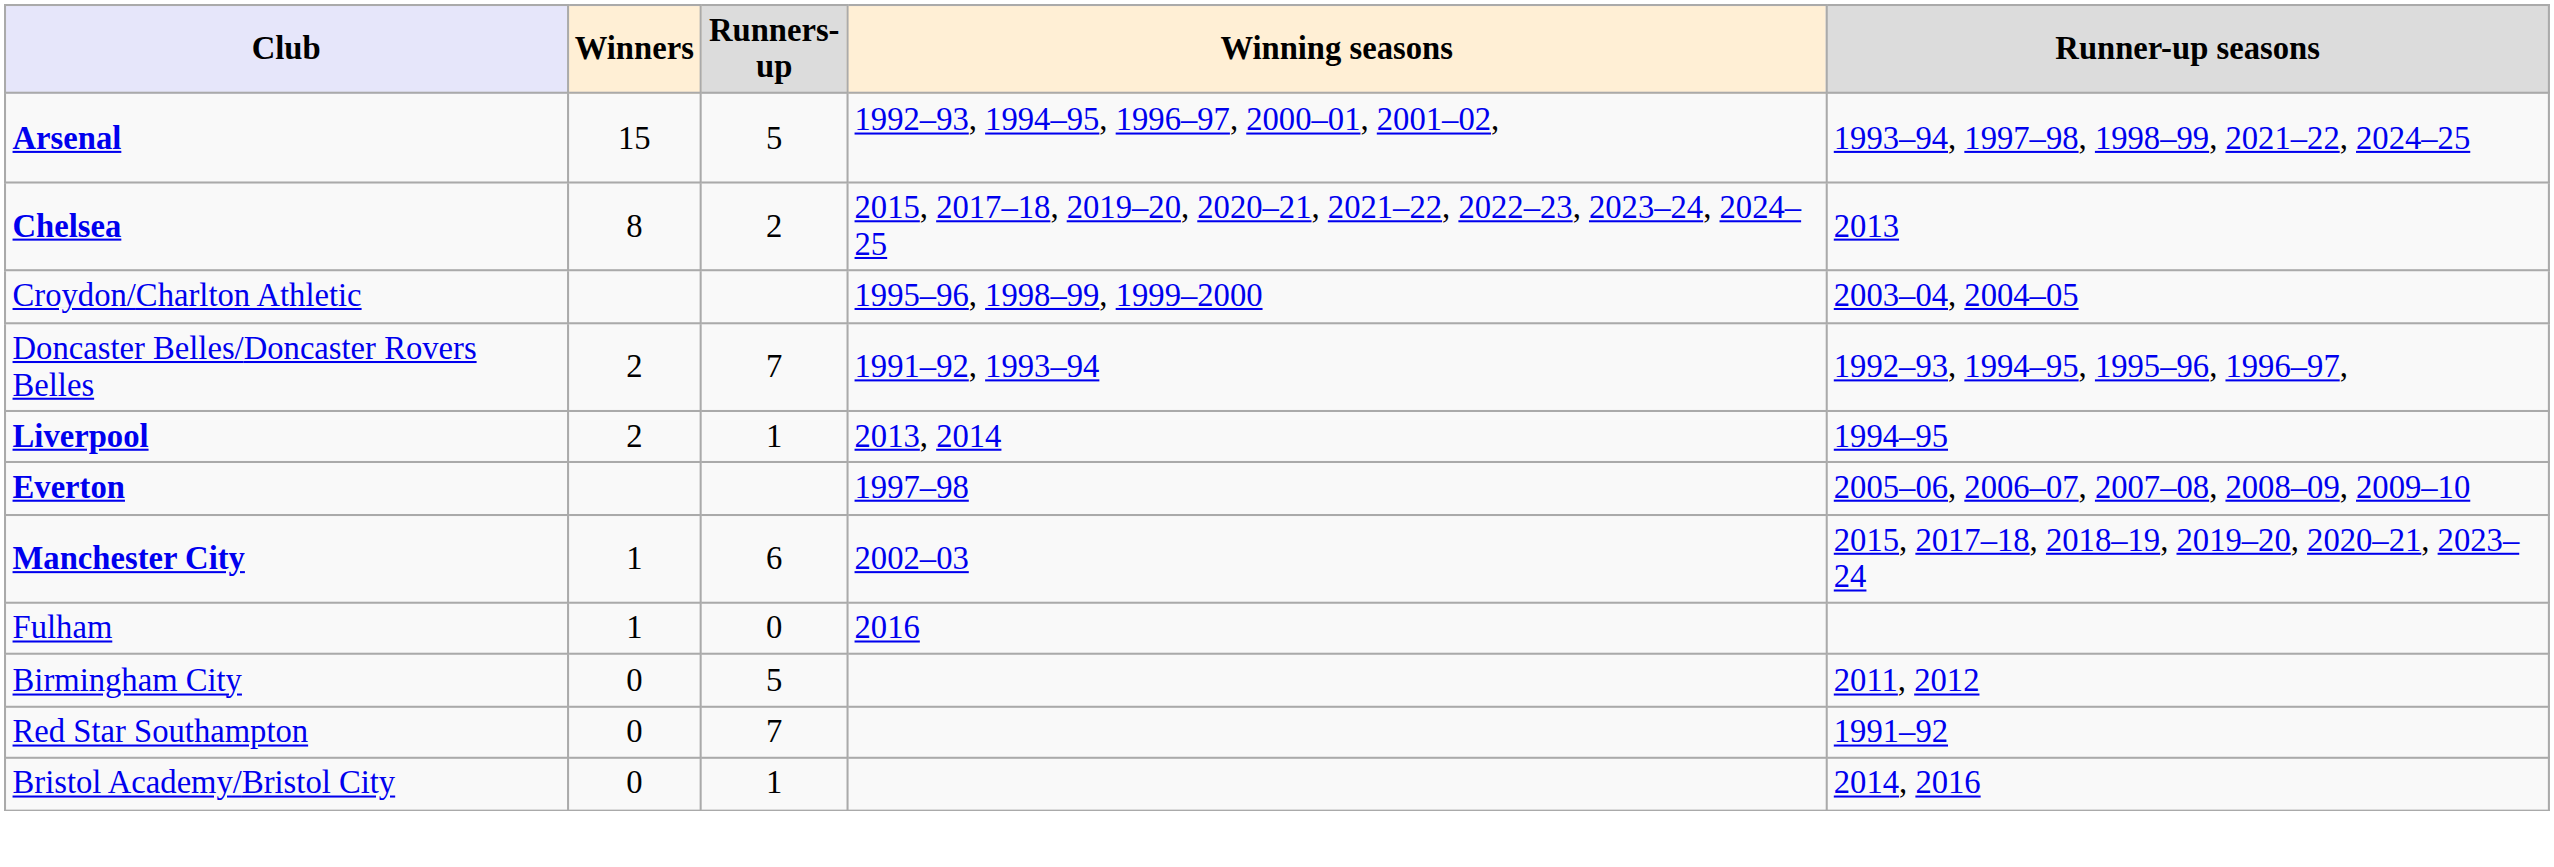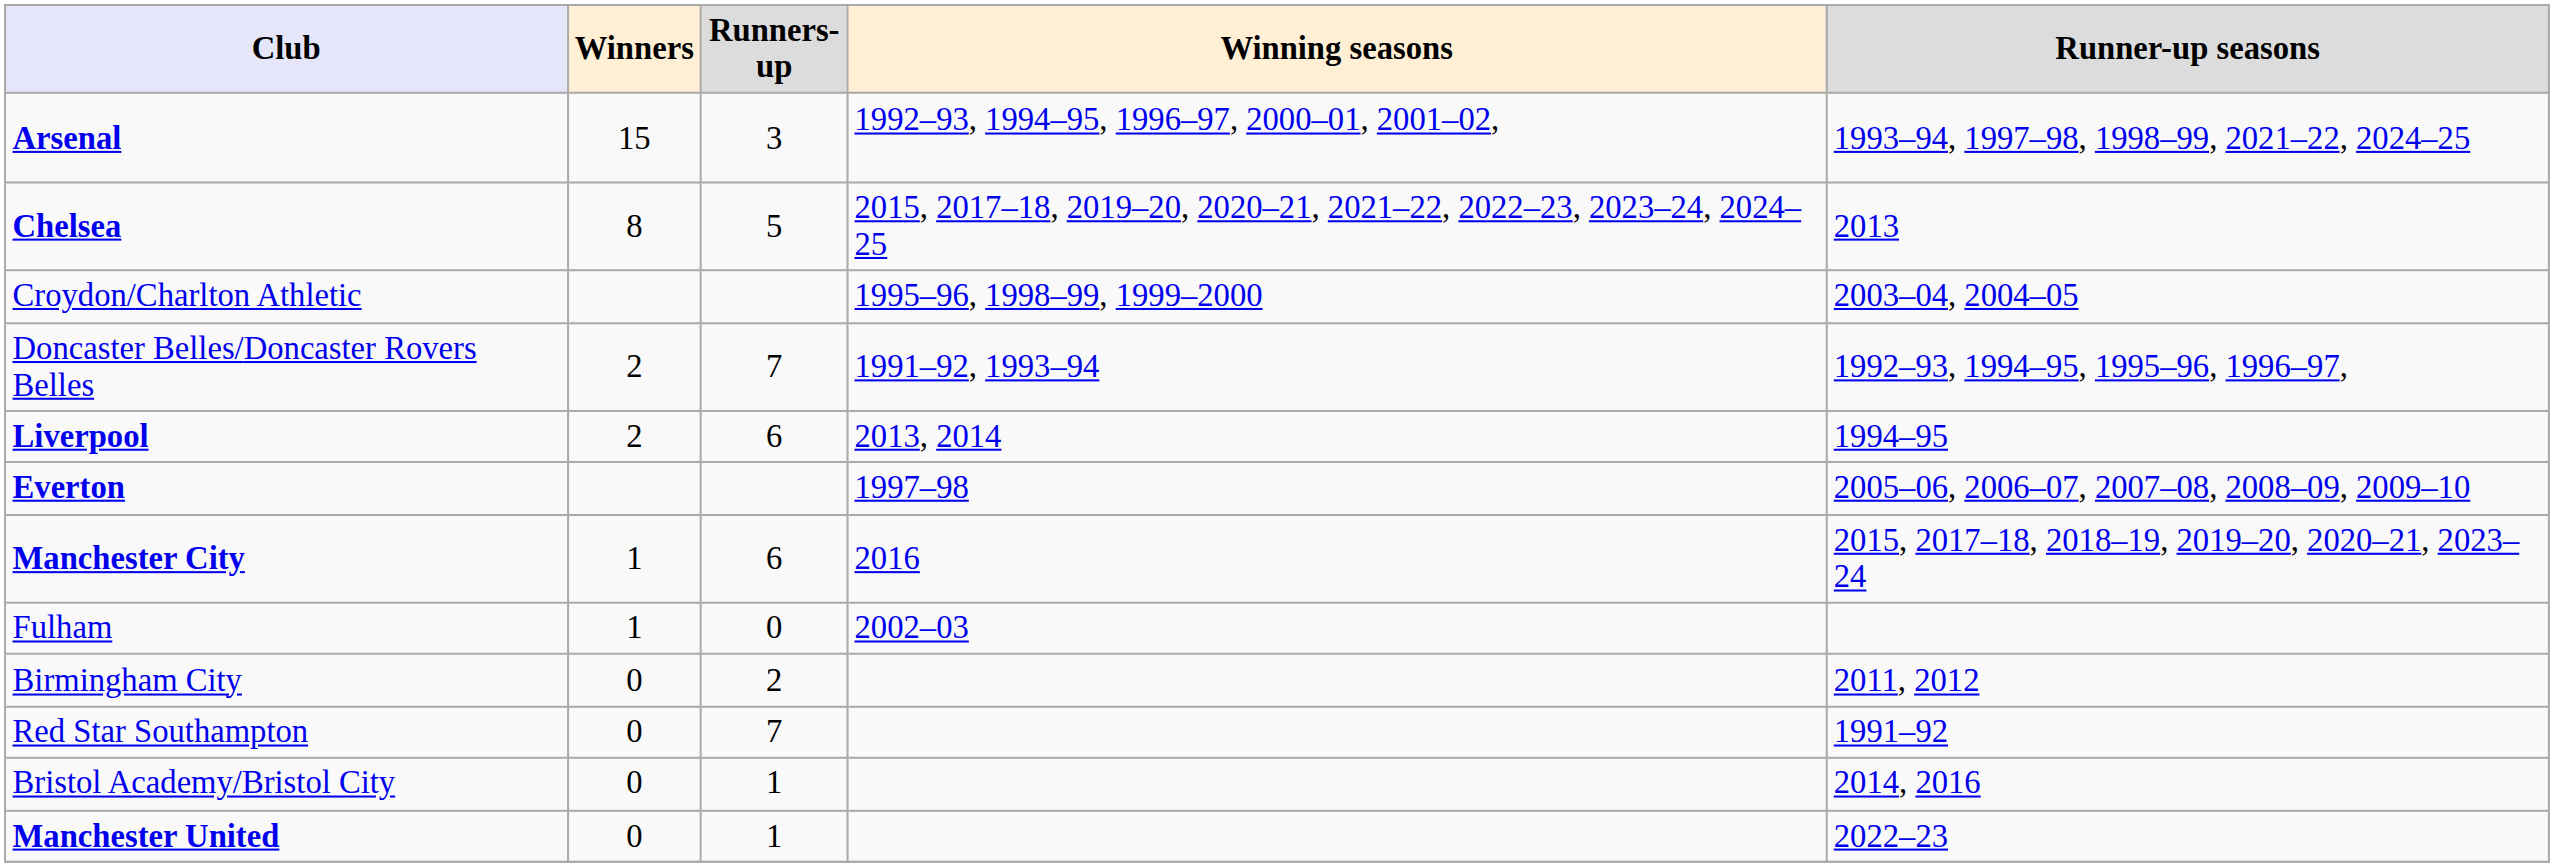(774, 137) 5 -> (774, 137) 3
(774, 225) 2 -> (774, 225) 5
(774, 436) 1 -> (774, 436) 6
(912, 557) 2002–03 -> (887, 557) 2016
(887, 628) 2016 -> (912, 628) 2002–03
(774, 679) 5 -> (774, 679) 2
+ row: (146, 835)
